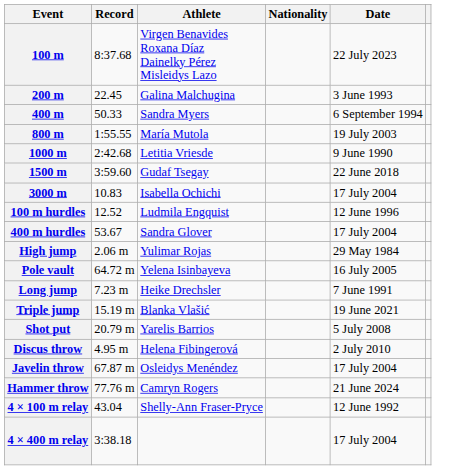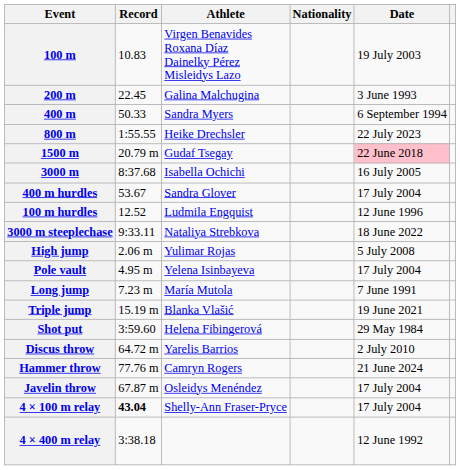(113, 54) 8:37.68 -> (132, 54) 10.83
(365, 54) 22 July 2023 -> (389, 54) 19 July 2003
(174, 134) María Mutola -> (205, 134) Heike Drechsler
(365, 134) 19 July 2003 -> (389, 134) 22 July 2023
- row: (48, 153)
(113, 173) 3:59.60 -> (138, 153) 20.79 m
(366, 173) no background -> (390, 153) pink background
(108, 192) 10.83 -> (137, 173) 8:37.68
(365, 192) 17 July 2004 -> (389, 173) 16 July 2005
rows swapped: (48, 212) <-> (48, 231)
+ row: (60, 231)
(366, 251) 29 May 1984 -> (386, 251) 5 July 2008
(114, 270) 64.72 m -> (135, 270) 4.95 m
(365, 270) 16 July 2005 -> (389, 270) 17 July 2004
(180, 290) Heike Drechsler -> (198, 290) María Mutola
(114, 329) 20.79 m -> (137, 329) 3:59.60
(177, 329) Yarelis Barrios -> (213, 329) Helena Fibingerová
(362, 329) 5 July 2008 -> (390, 329) 29 May 1984
(111, 348) 4.95 m -> (138, 348) 64.72 m
(189, 348) Helena Fibingerová -> (201, 348) Yarelis Barrios
rows swapped: (48, 388) <-> (48, 368)
(108, 407) normal -> (132, 407) bold
(366, 407) 12 June 1992 -> (389, 407) 17 July 2004
(365, 440) 17 July 2004 -> (390, 440) 12 June 1992
